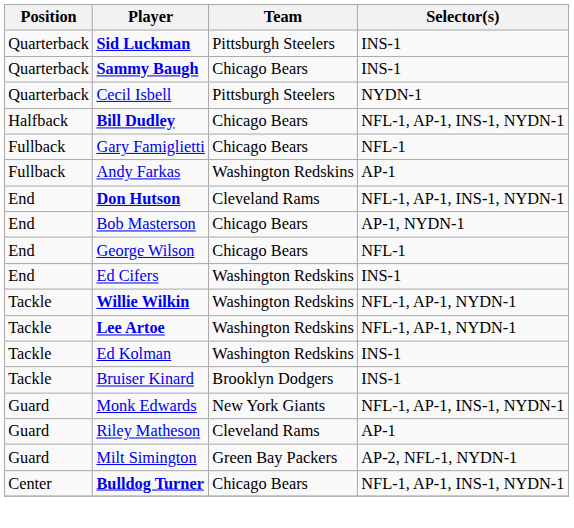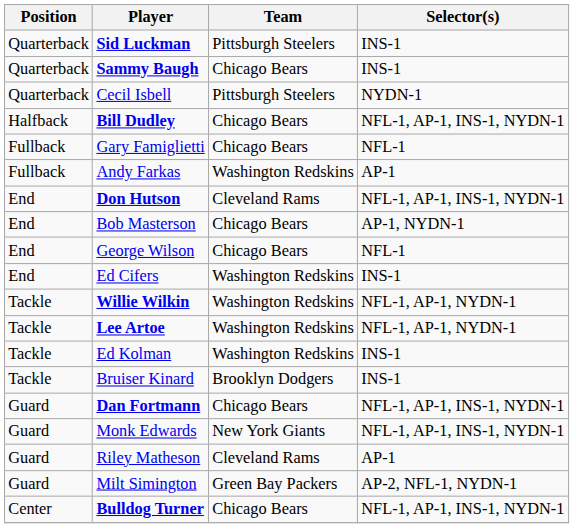+ row: (148, 405)
